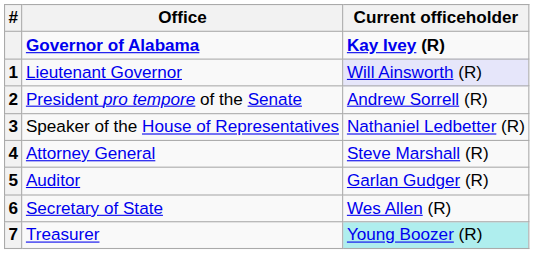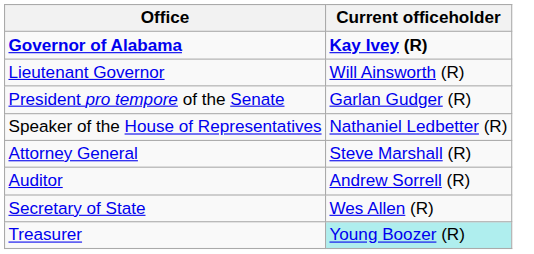- column: (13, 18)
(414, 72) lavender background -> (397, 72) no background
(417, 99) Andrew Sorrell (R) -> (400, 99) Garlan Gudger (R)
(418, 180) Garlan Gudger (R) -> (400, 180) Andrew Sorrell (R)
